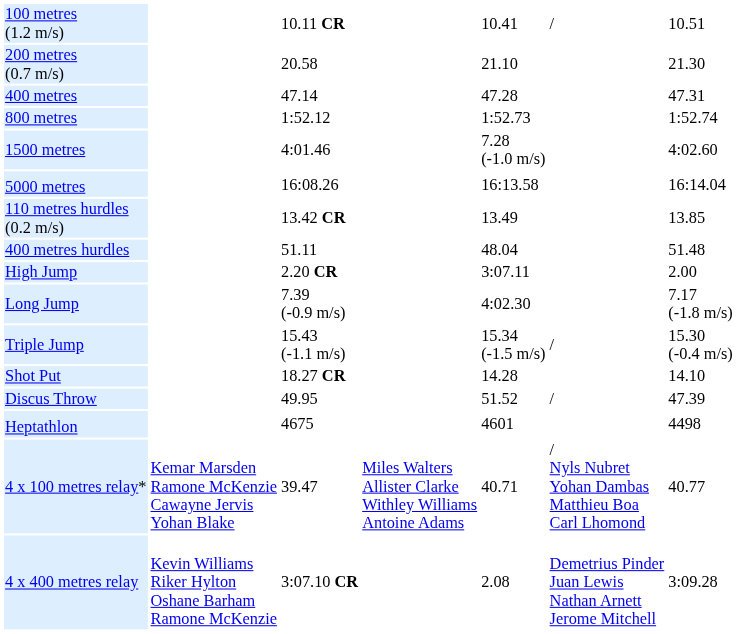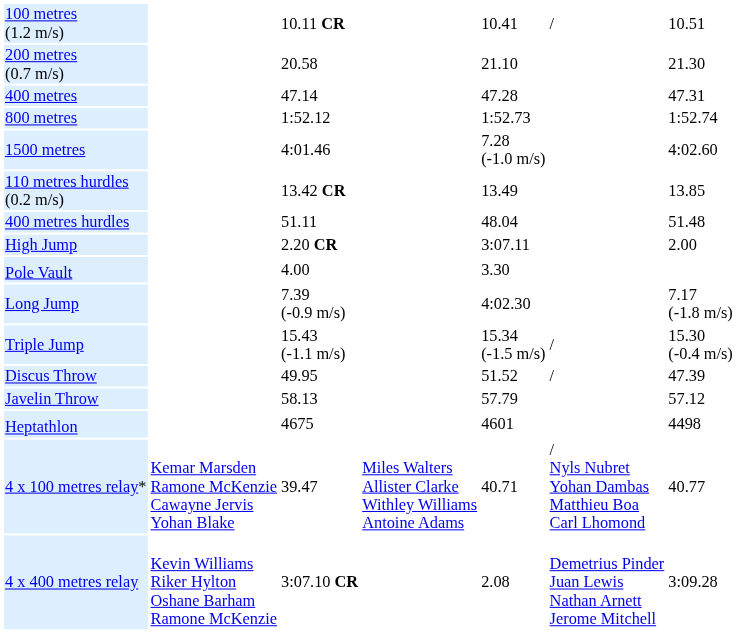- row: (50, 184)
+ row: (44, 270)
- row: (33, 376)
+ row: (52, 399)
